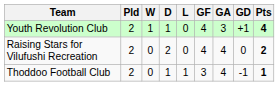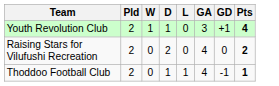- column: (204, 12)
